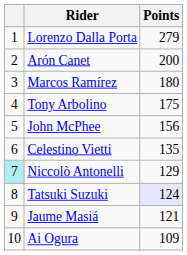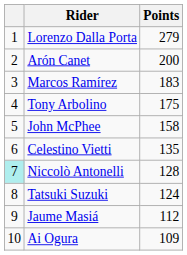(169, 82) 180 -> (169, 82) 183
(169, 127) 156 -> (169, 127) 158
(169, 171) 129 -> (169, 171) 128
(169, 194) lavender background -> (169, 194) no background
(169, 216) 121 -> (169, 216) 112
